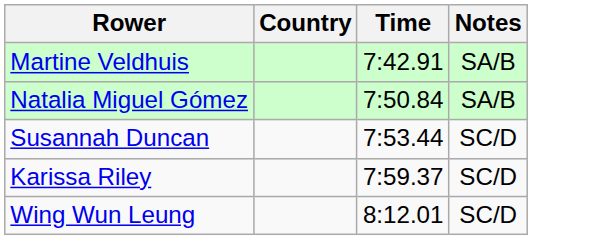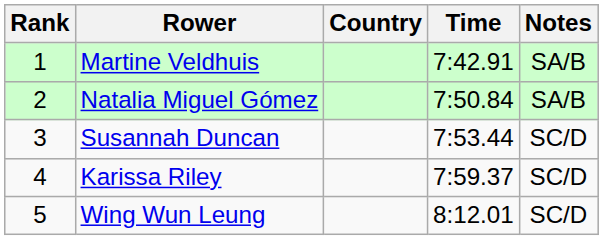+ column: (40, 23)
